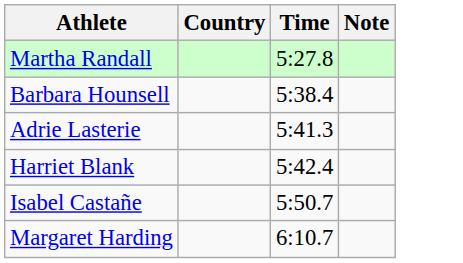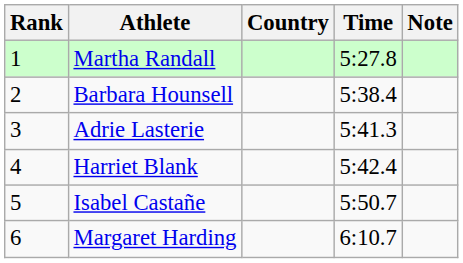+ column: (36, 22)
